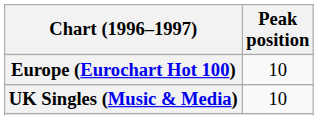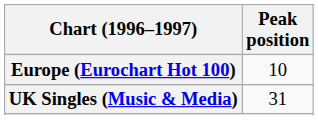(278, 98) 10 -> (278, 98) 31
